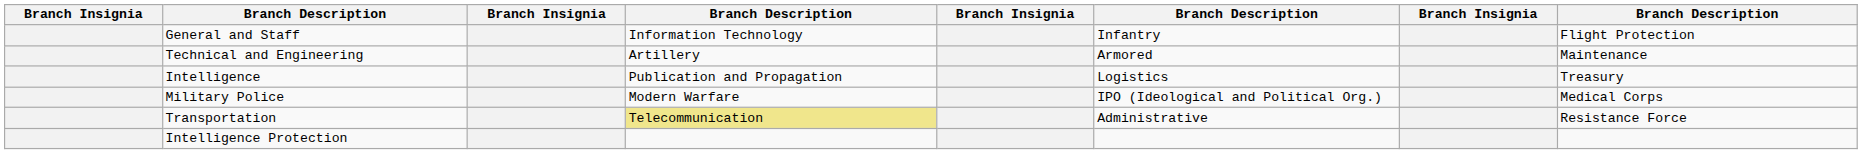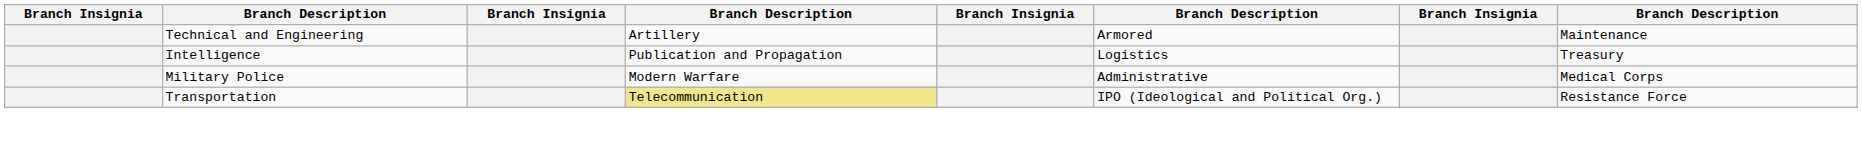- row: (233, 36)
(1240, 97) IPO (Ideological and Political Org.) -> (1153, 77) Administrative
(1153, 118) Administrative -> (1240, 97) IPO (Ideological and Political Org.)
- row: (257, 139)
